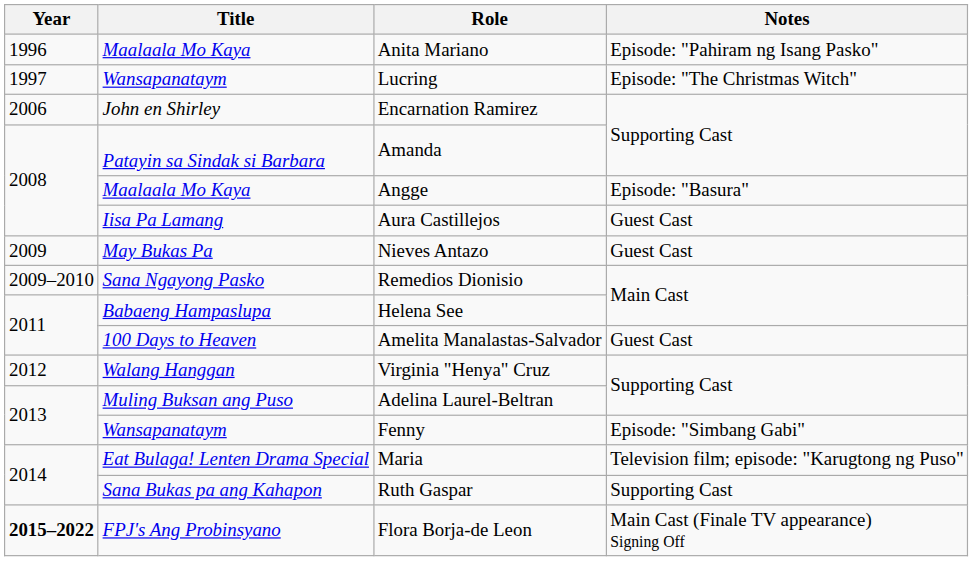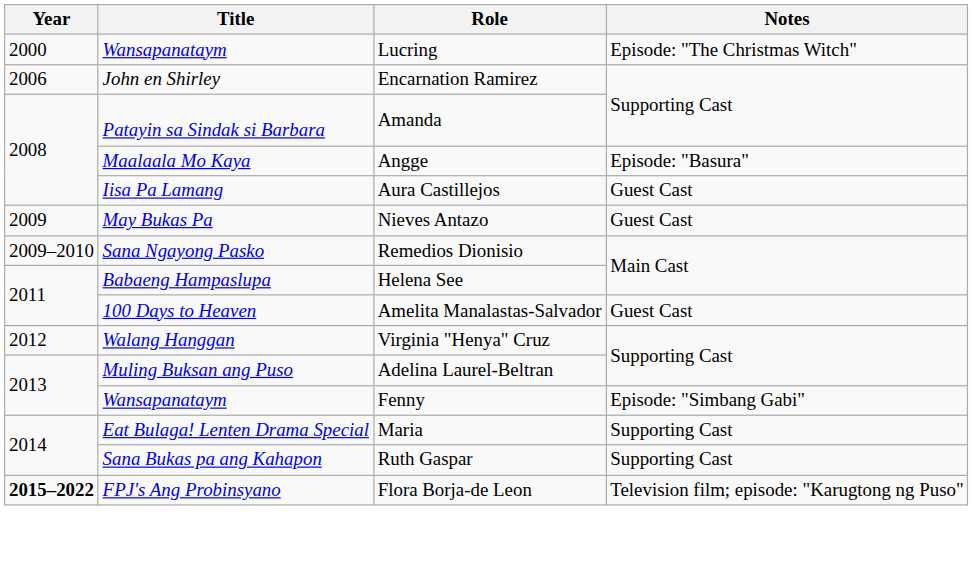- row: (433, 49)
(28, 79) 1997 -> (28, 49) 2000
(787, 459) Television film; episode: "Karugtong ng Puso" -> (671, 429) Supporting Cast
(741, 530) Main Cast (Finale TV appearance) Signing Off -> (787, 489) Television film; episode: "Karugtong ng Puso"
